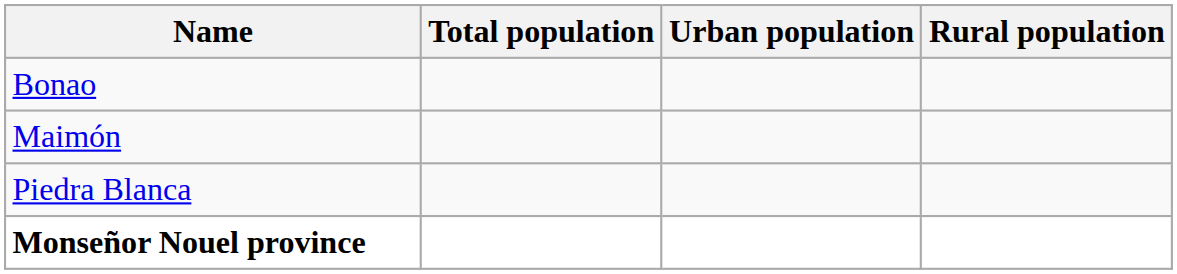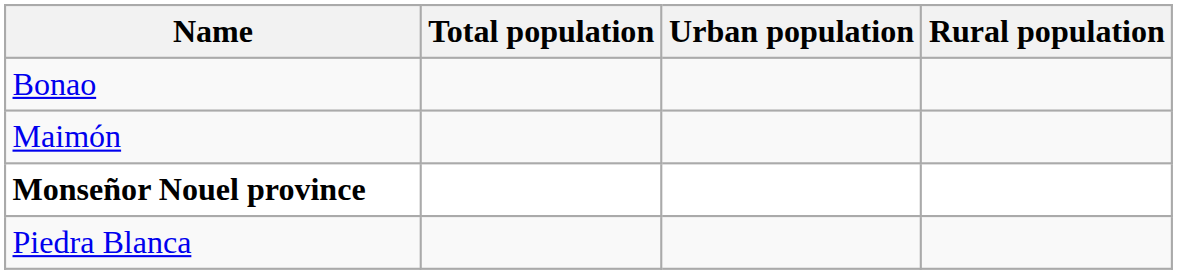rows swapped: (102, 189) <-> (189, 242)
